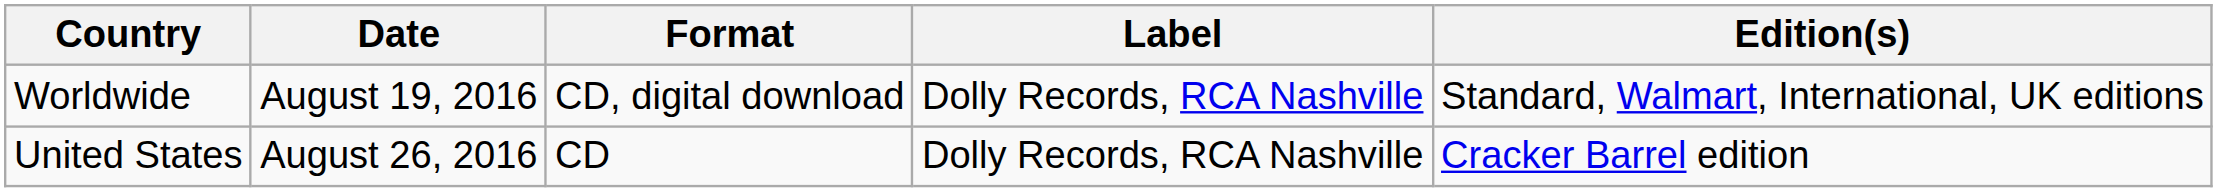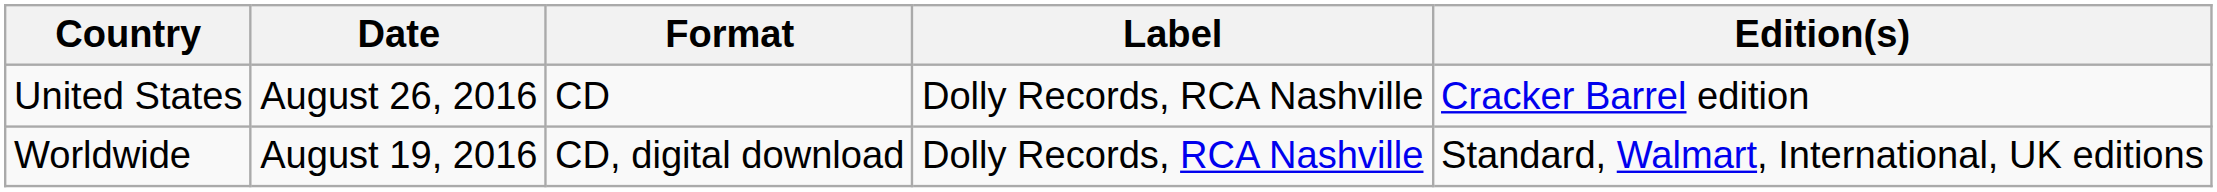rows swapped: (103, 95) <-> (128, 155)
